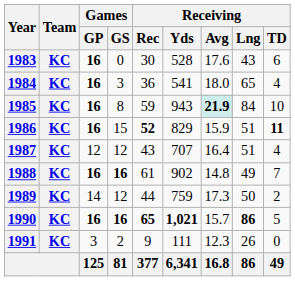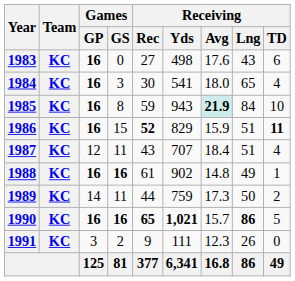(148, 60) 30 -> (148, 60) 27
(182, 60) 528 -> (182, 60) 498
(148, 83) 36 -> (148, 83) 30
(120, 151) 12 -> (120, 151) 11
(217, 151) 16.4 -> (217, 151) 18.4
(277, 173) 7 -> (277, 173) 1
(120, 196) 12 -> (120, 196) 11
